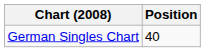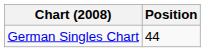(152, 36) 40 -> (152, 36) 44
